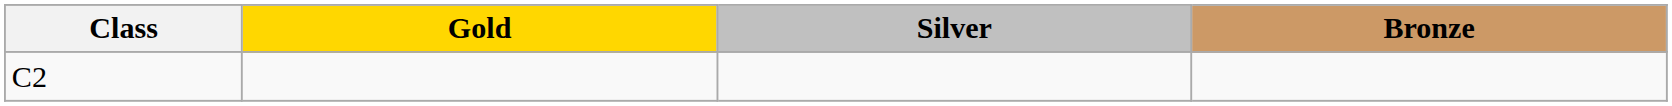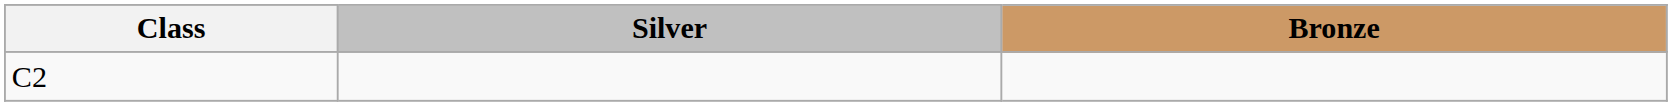- column: (480, 28)
